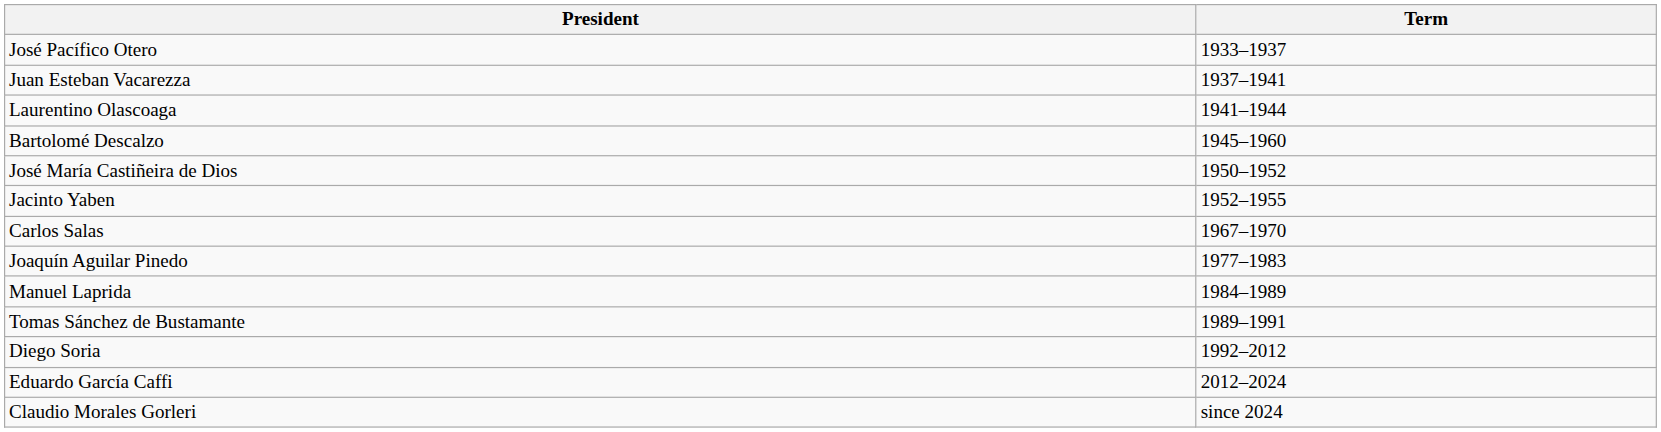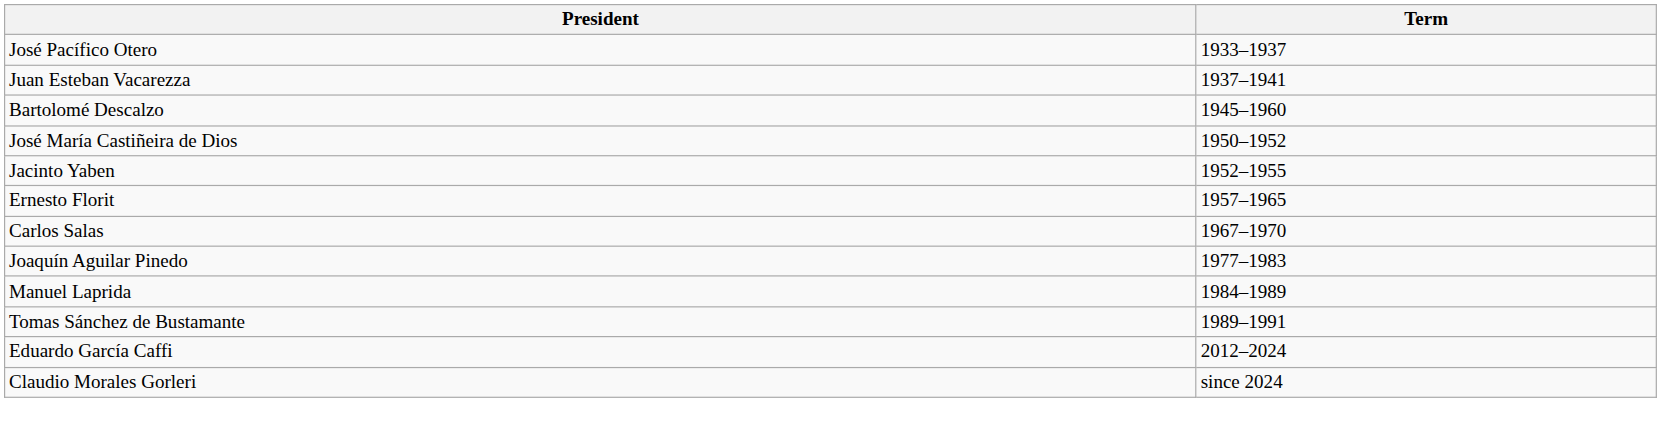- row: (93, 110)
+ row: (62, 200)
- row: (55, 351)
